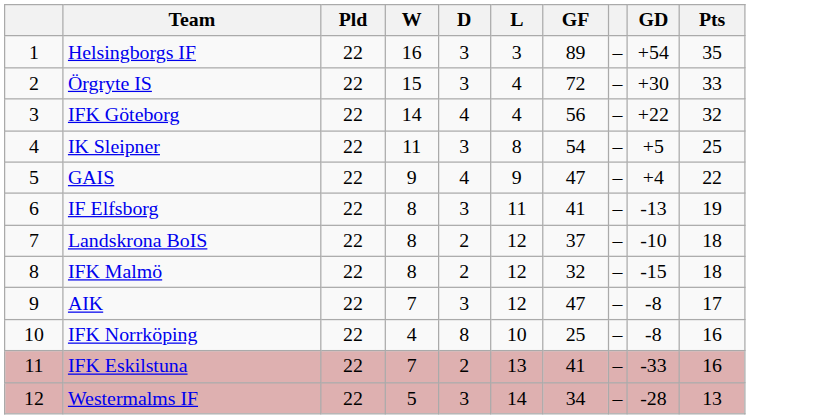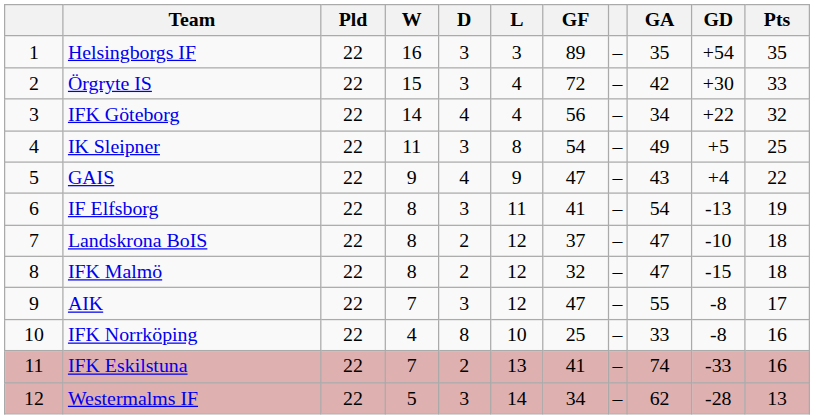+ column: (660, 20)
